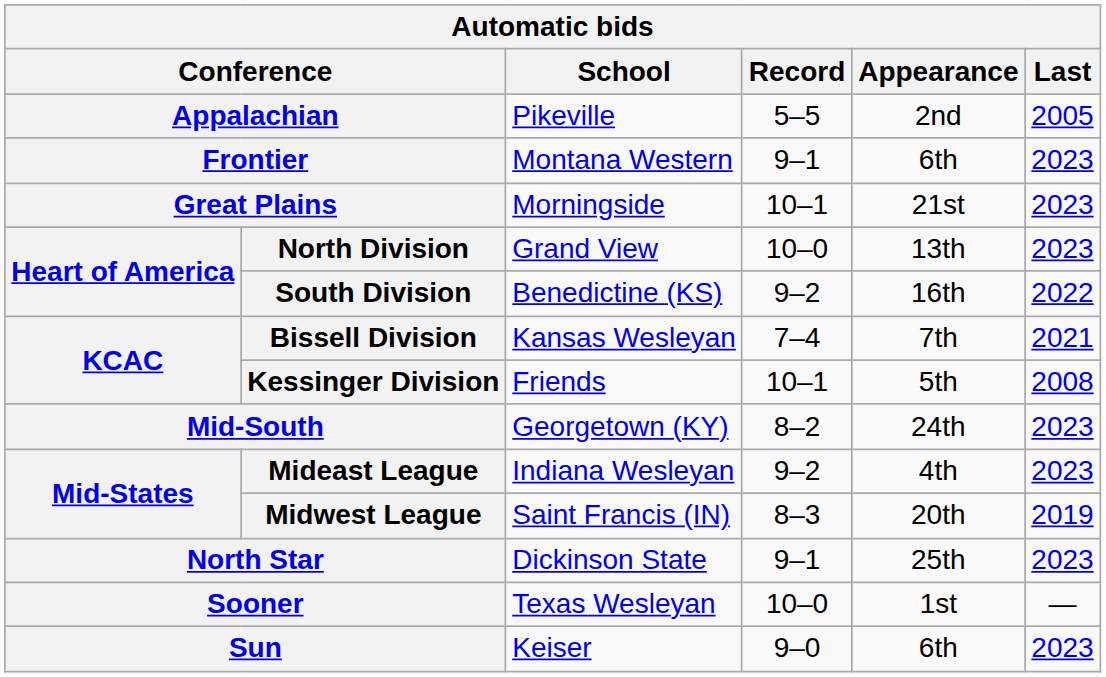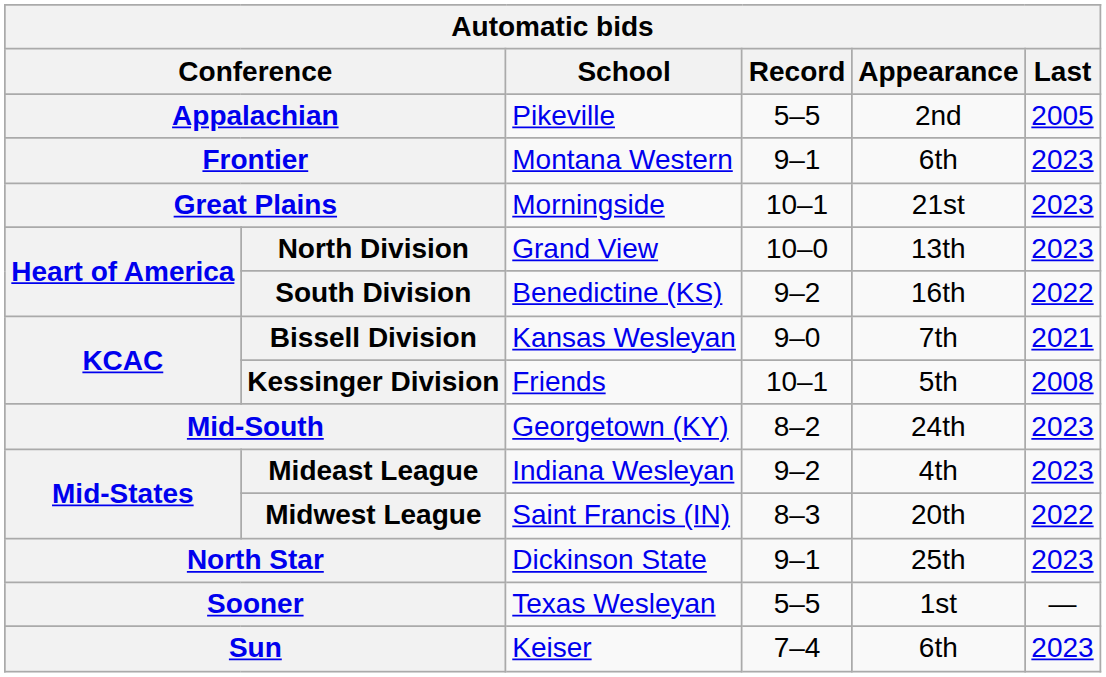(797, 337) 7–4 -> (797, 337) 9–0
(1063, 515) 2019 -> (1063, 515) 2022
(797, 603) 10–0 -> (797, 603) 5–5
(797, 648) 9–0 -> (797, 648) 7–4
